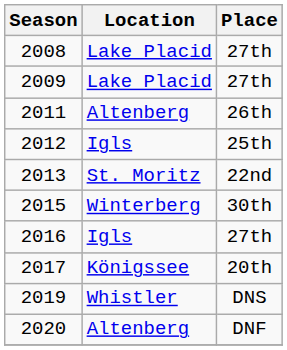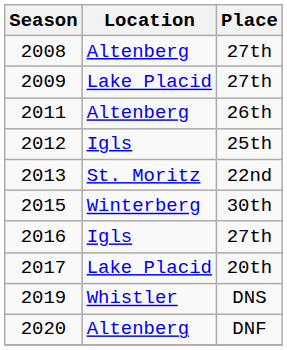(149, 51) Lake Placid -> (138, 51) Altenberg
(138, 268) Königssee -> (149, 268) Lake Placid
